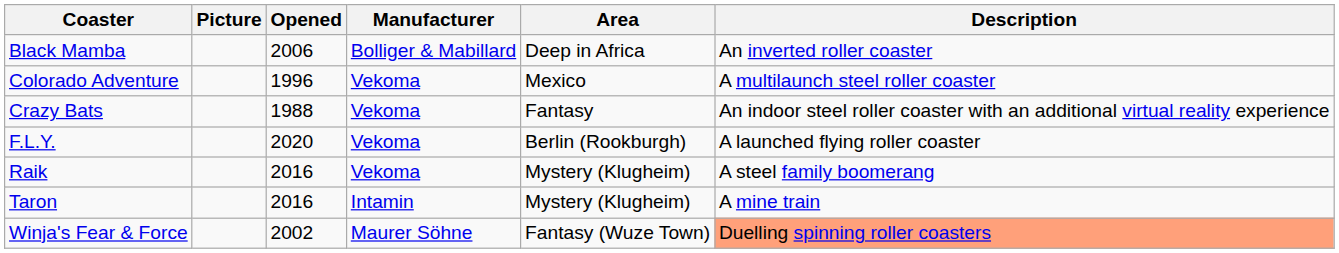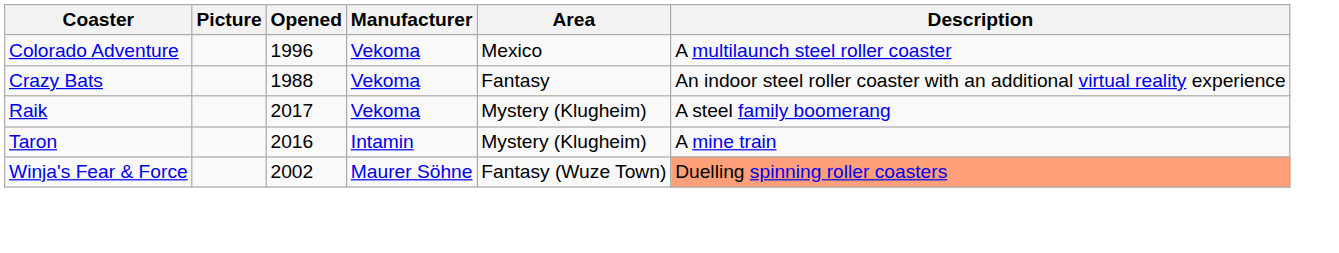- row: (67, 50)
- row: (32, 141)
(292, 171) 2016 -> (292, 111) 2017
